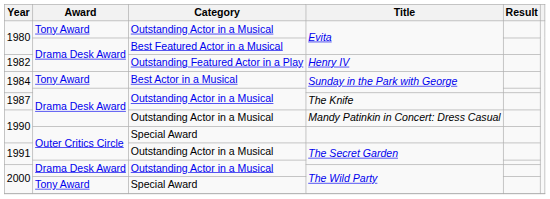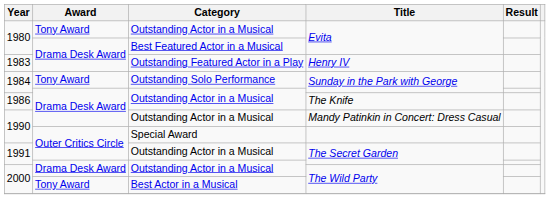(19, 63) 1982 -> (19, 63) 1983
(184, 79) Best Actor in a Musical -> (203, 79) Outstanding Solo Performance
(19, 101) 1987 -> (19, 101) 1986
(164, 185) Special Award -> (184, 185) Best Actor in a Musical
